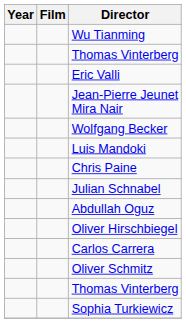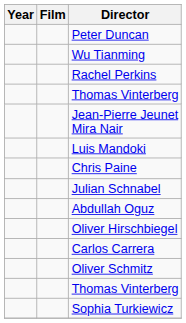+ row: (21, 35)
+ row: (21, 75)
- row: (21, 75)
- row: (21, 129)
